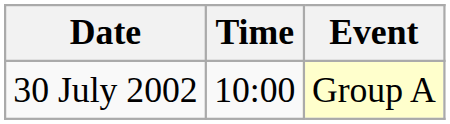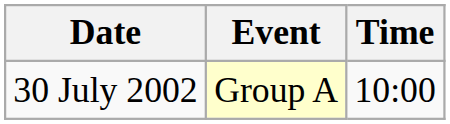columns swapped: (255, 32) <-> (374, 32)
